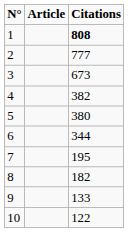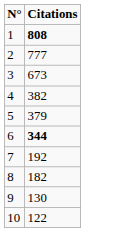- column: (46, 14)
(81, 116) 380 -> (37, 116) 379
(81, 136) normal -> (37, 136) bold
(81, 156) 195 -> (37, 156) 192
(81, 197) 133 -> (37, 197) 130
